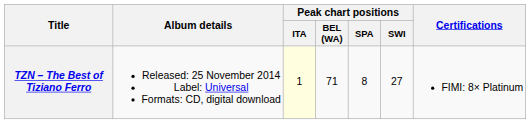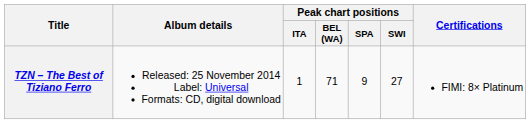(299, 82) lightyellow background -> (299, 82) no background
(364, 82) 8 -> (364, 82) 9
